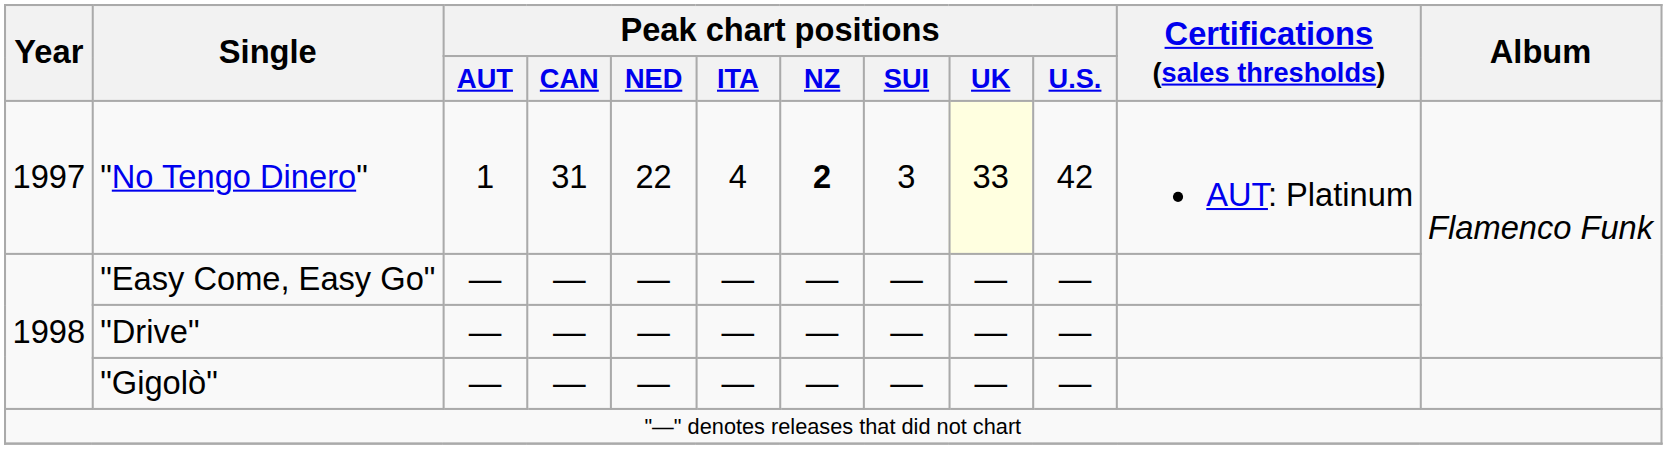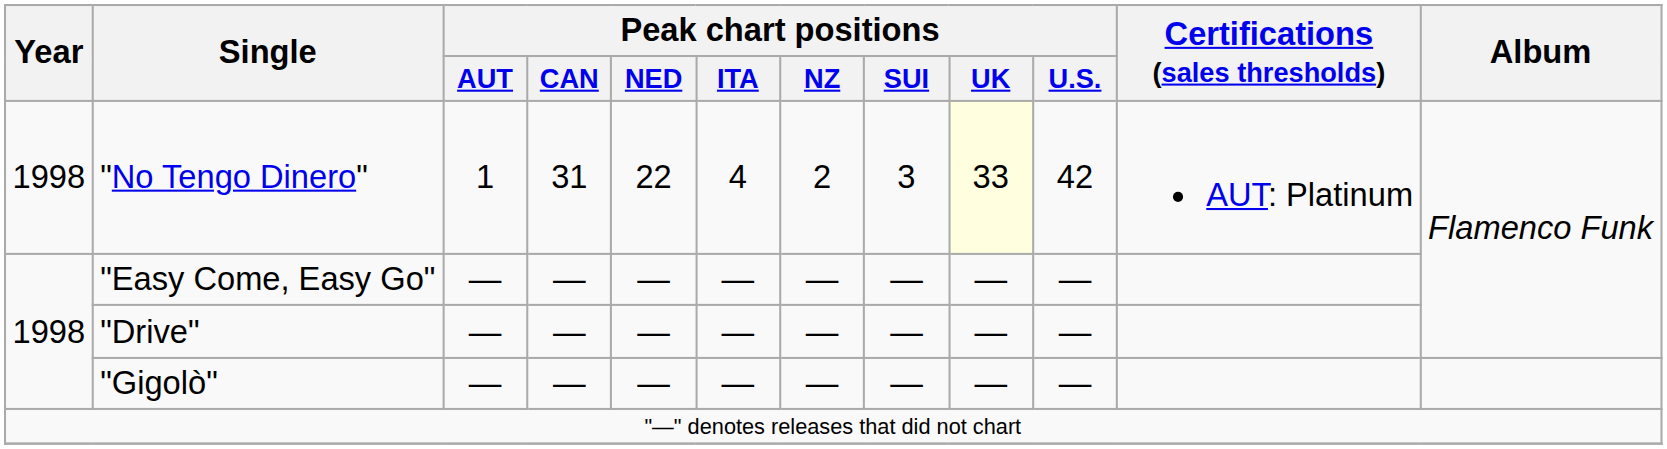(49, 176) 1997 -> (49, 176) 1998
(822, 176) bold -> (822, 176) normal
